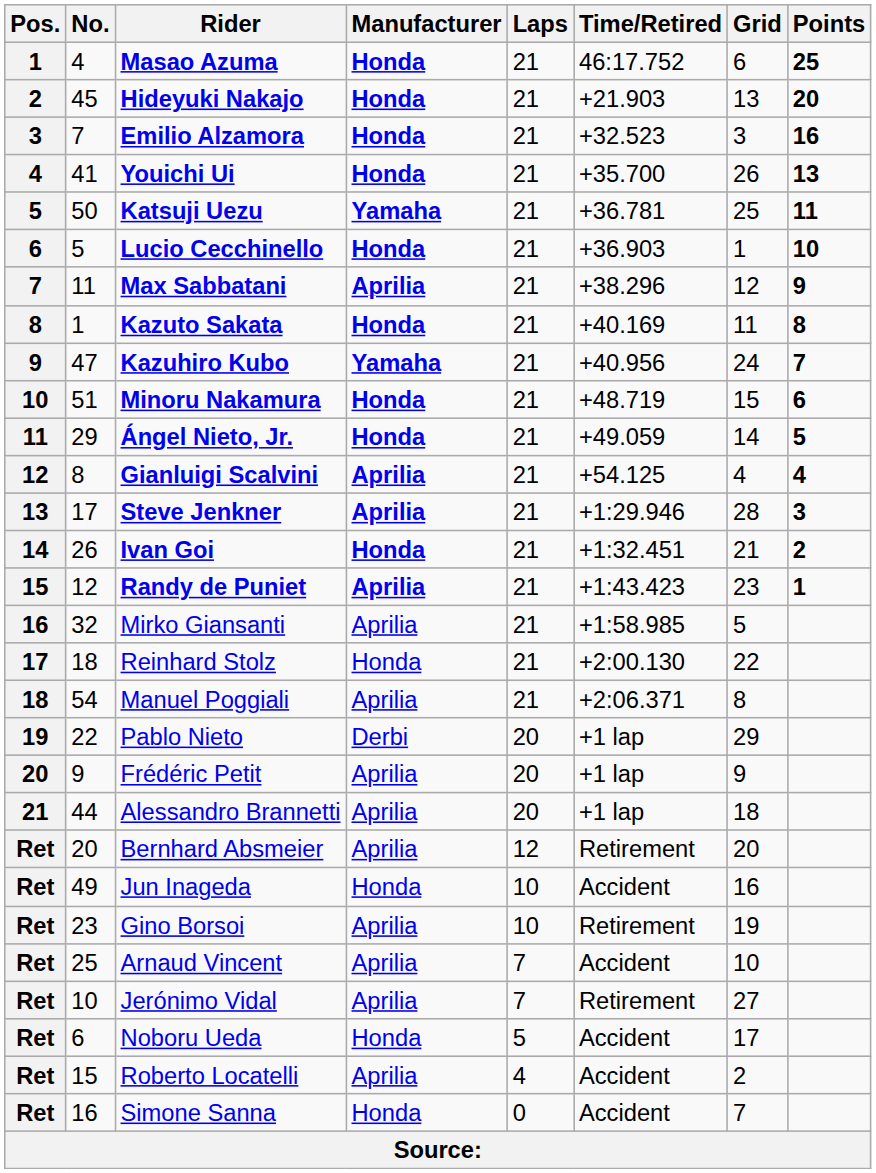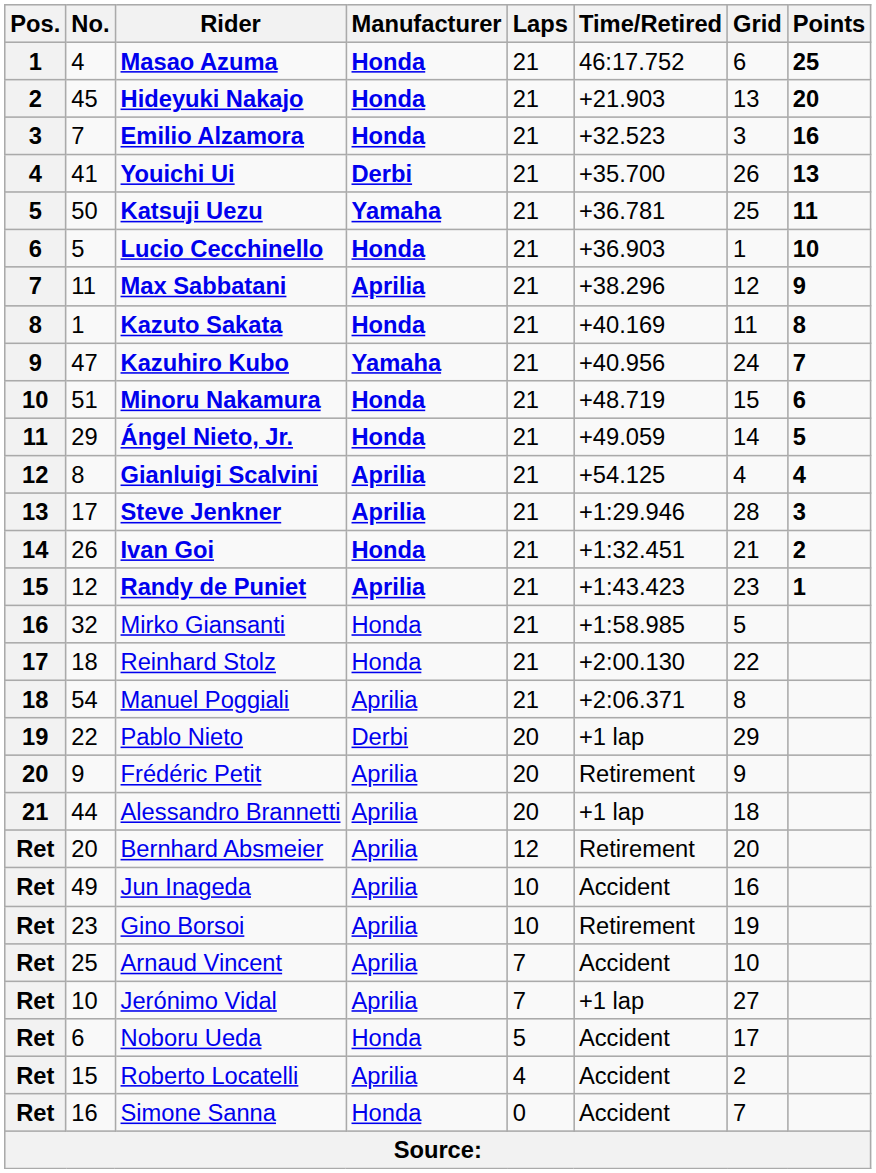(388, 174) Honda -> (382, 174) Derbi
(384, 624) Aprilia -> (386, 624) Honda
(612, 774) +1 lap -> (637, 774) Retirement
(386, 887) Honda -> (384, 887) Aprilia
(637, 1000) Retirement -> (612, 1000) +1 lap
